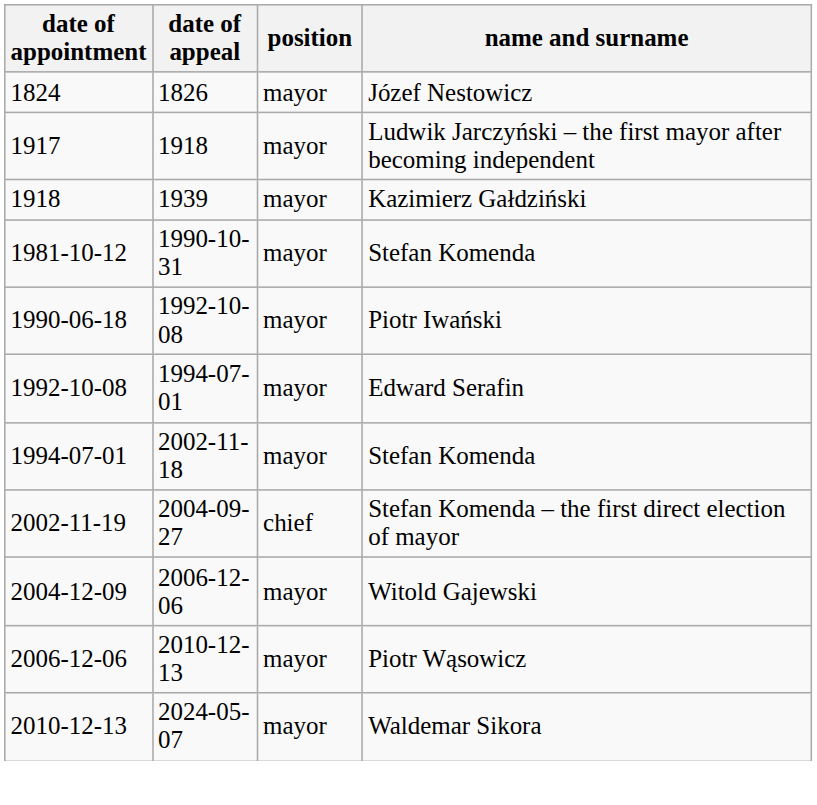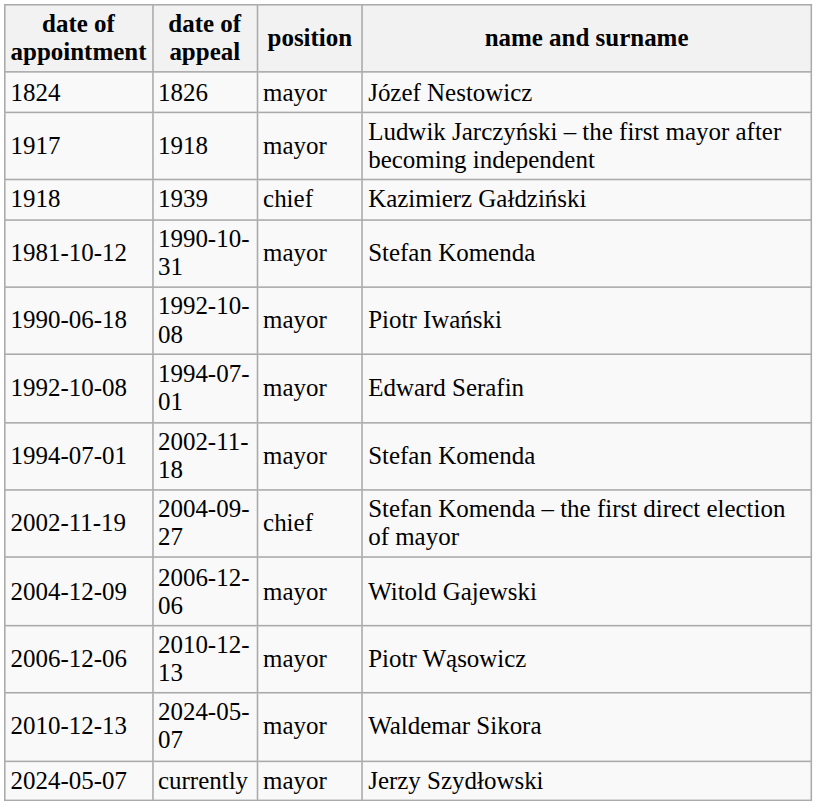(295, 199) mayor -> (288, 199) chief
+ row: (69, 780)
